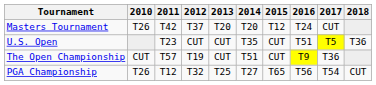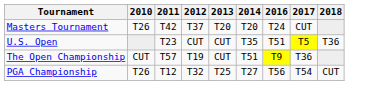- column: (277, 12)
